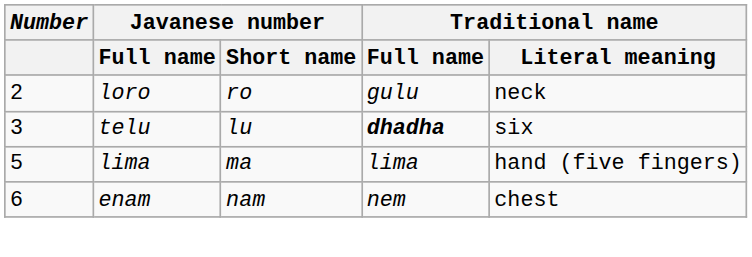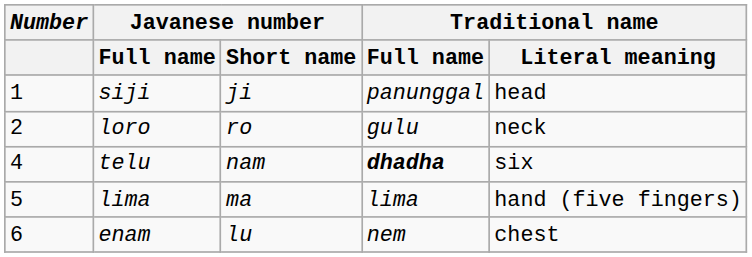+ row: (125, 93)
(17, 129) 3 -> (17, 164) 4
(239, 129) lu -> (246, 164) nam
(246, 199) nam -> (239, 235) lu
